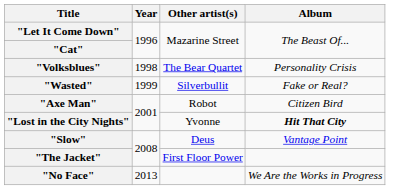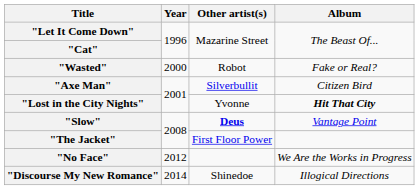- row: (68, 67)
(146, 85) 1999 -> (175, 67) 2000
(203, 85) Silverbullit -> (232, 67) Robot
(203, 103) Robot -> (232, 85) Silverbullit
(203, 139) normal -> (232, 121) bold
(146, 175) 2013 -> (175, 157) 2012
+ row: (83, 175)
